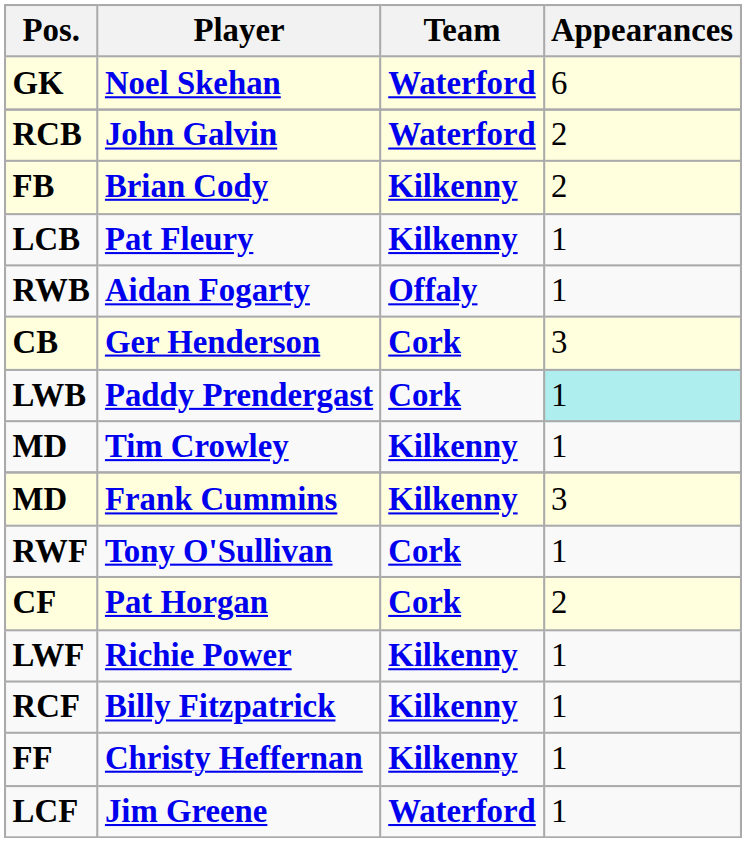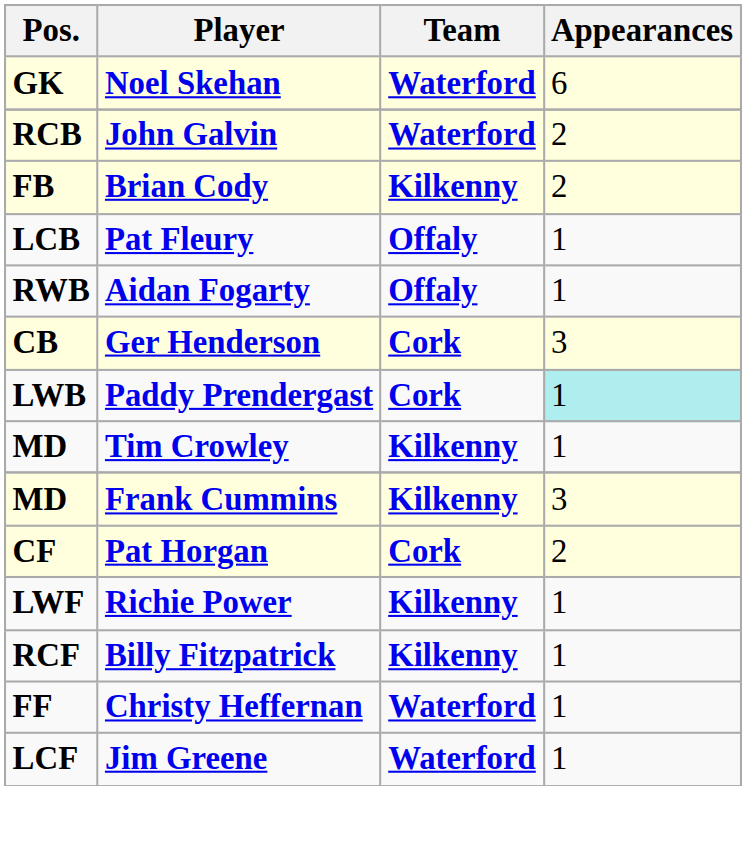(453, 238) Kilkenny -> (433, 238) Offaly
- row: (219, 550)
(453, 758) Kilkenny -> (462, 706) Waterford
